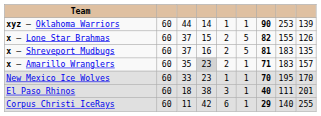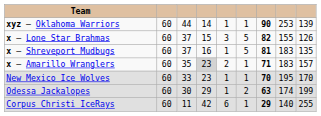(226, 38) 2 -> (226, 38) 3
(226, 51) 2 -> (226, 51) 1
+ row: (48, 91)
- row: (41, 91)
